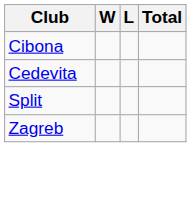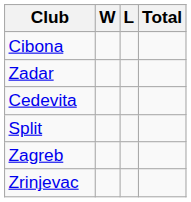+ row: (31, 73)
+ row: (44, 182)
